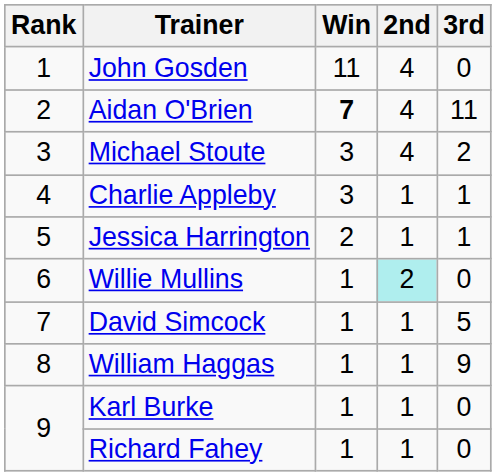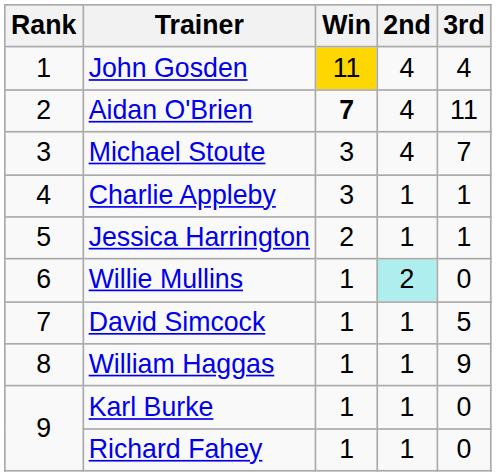(347, 68) no background -> (347, 68) gold background
(464, 68) 0 -> (464, 68) 4
(464, 152) 2 -> (464, 152) 7
